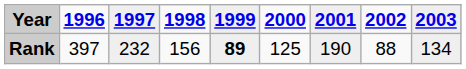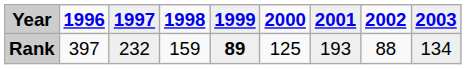(185, 48) 156 -> (185, 48) 159
(335, 48) 190 -> (335, 48) 193
